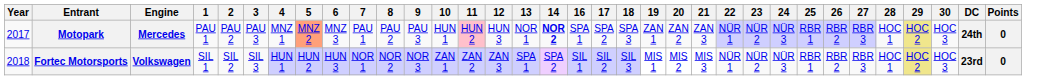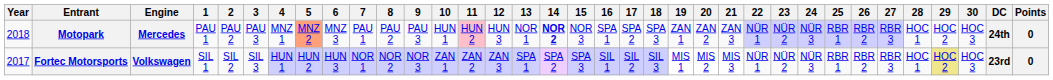+ column: (581, 12)
(18, 34) 2017 -> (18, 34) 2018
(917, 34) khaki background -> (945, 34) no background
(18, 61) 2018 -> (18, 61) 2017
